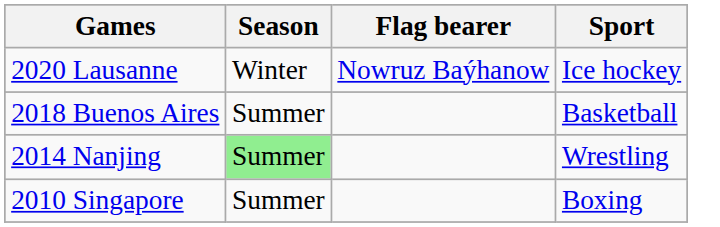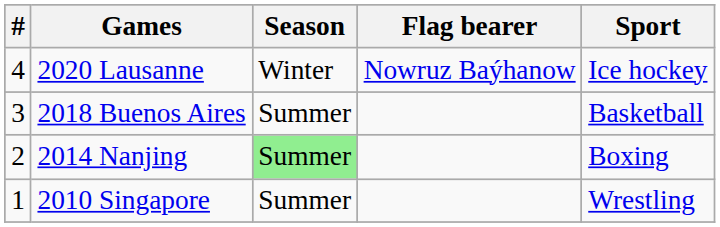+ column: (18, 26)
(615, 156) Wrestling -> (629, 156) Boxing
(602, 199) Boxing -> (642, 199) Wrestling
